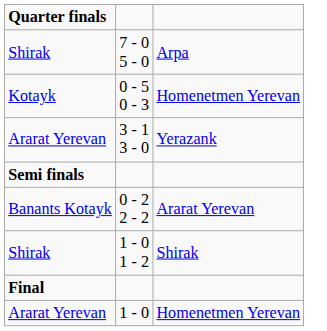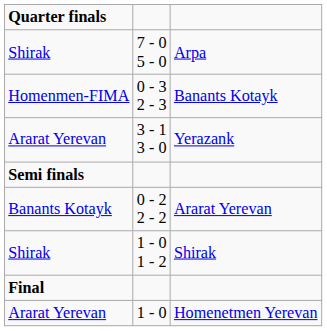- row: (32, 95)
+ row: (69, 95)
